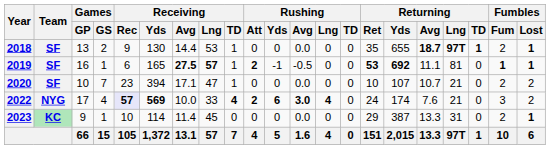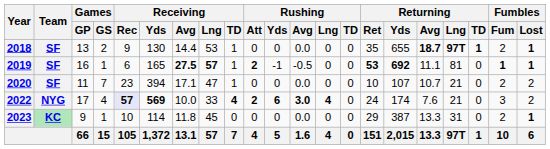(83, 83) 10 -> (83, 83) 11
(186, 118) 11.4 -> (186, 118) 11.8
